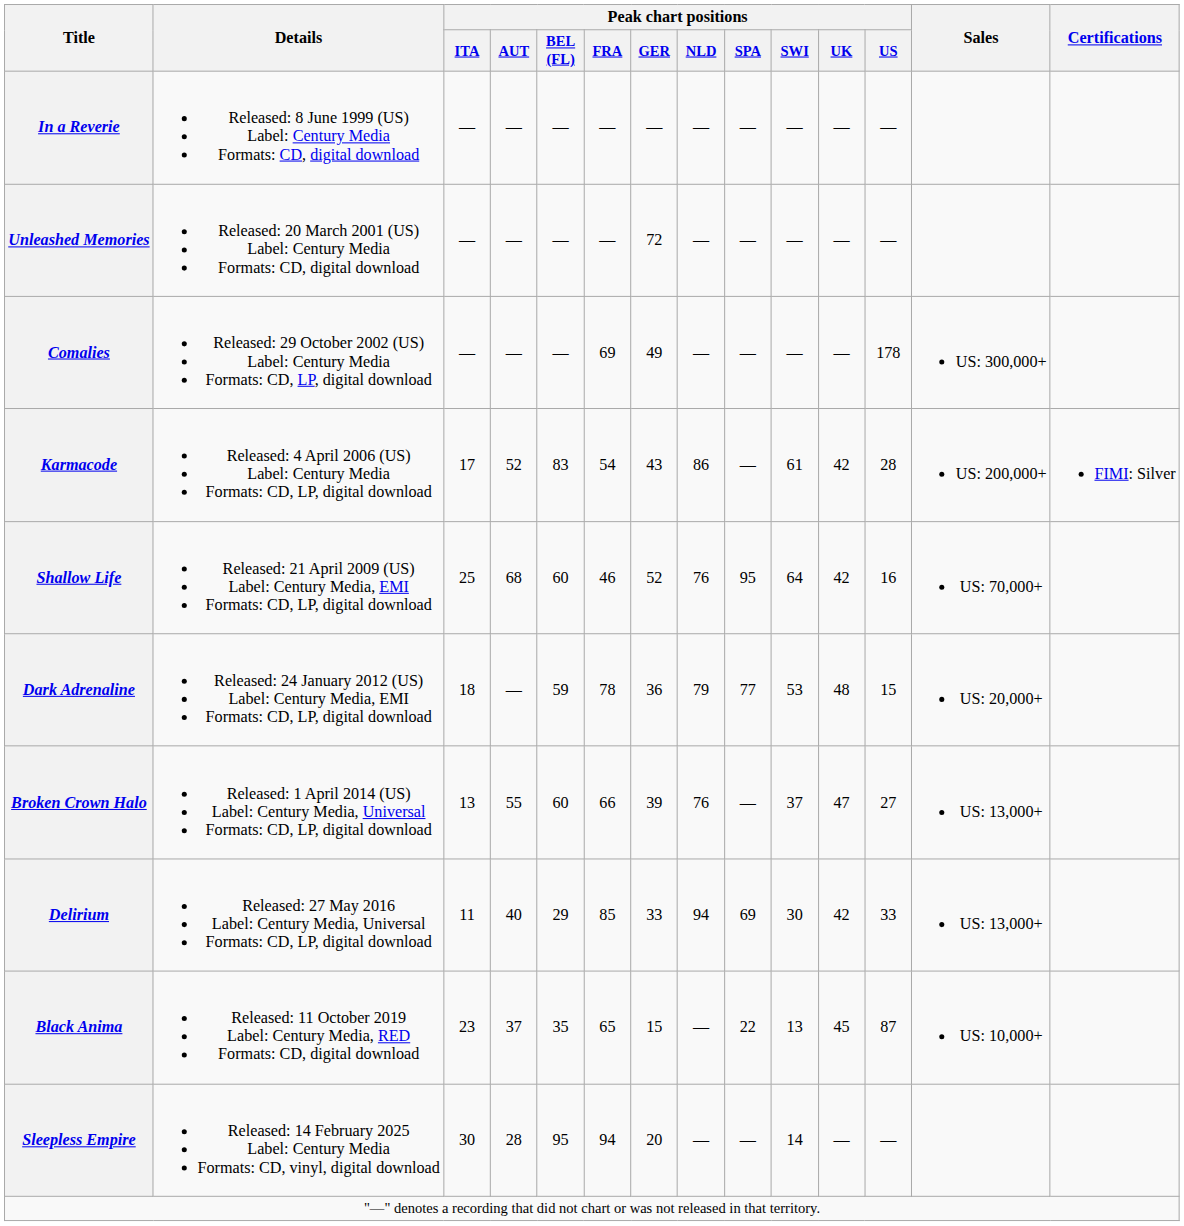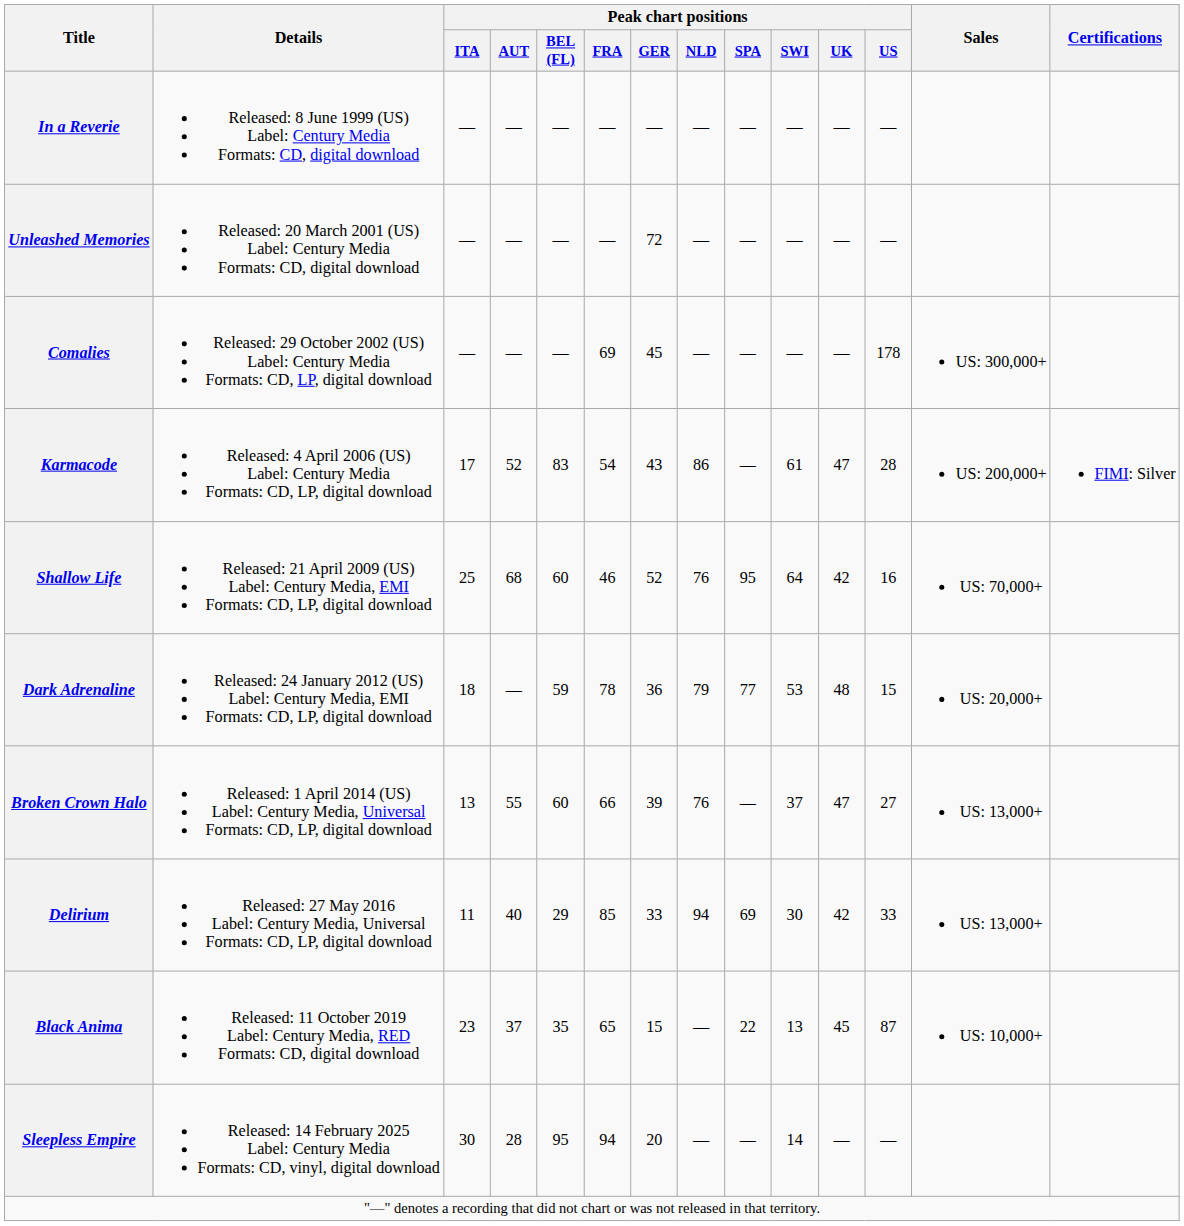(654, 352) 49 -> (654, 352) 45
(841, 464) 42 -> (841, 464) 47
